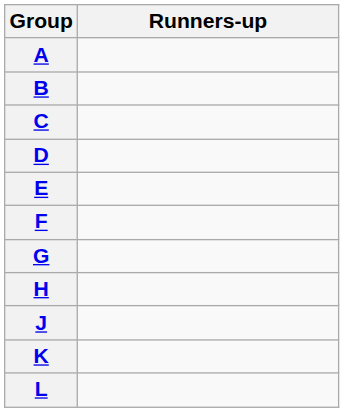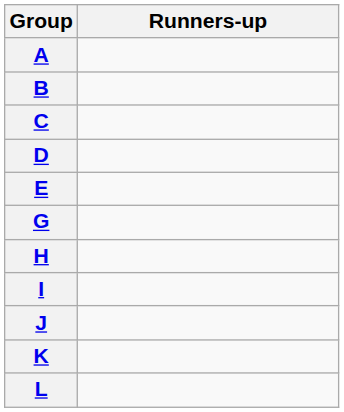- row: (41, 222)
+ row: (41, 289)
